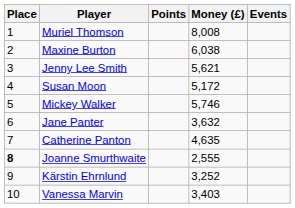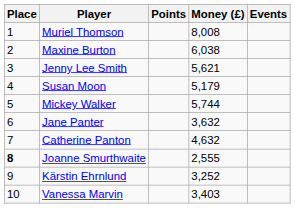(206, 86) 5,172 -> (206, 86) 5,179
(206, 104) 5,746 -> (206, 104) 5,744
(206, 140) 4,635 -> (206, 140) 4,632
